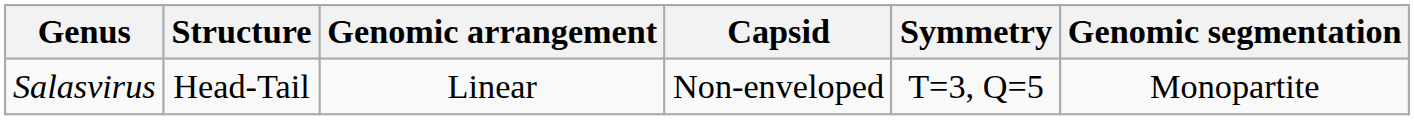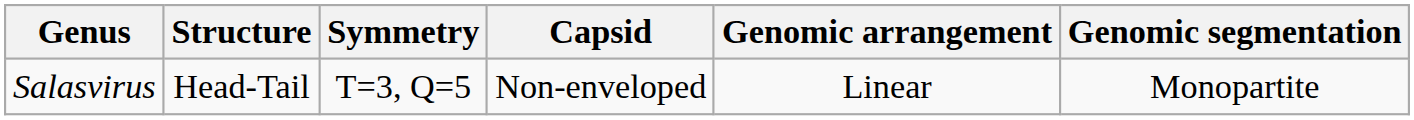columns swapped: (976, 31) <-> (492, 31)
